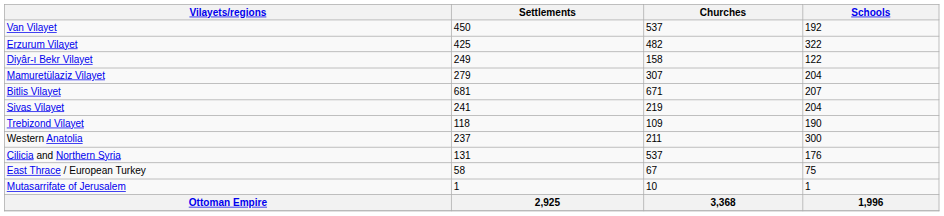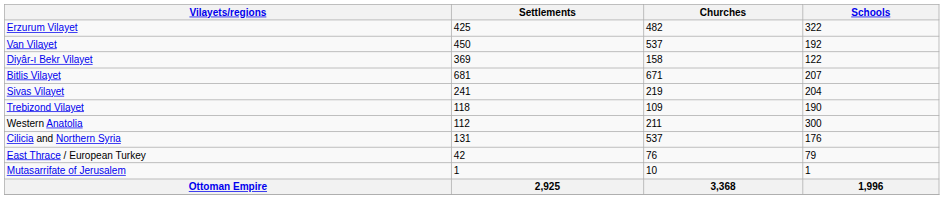rows swapped: (42, 44) <-> (32, 28)
(462, 59) 249 -> (462, 59) 369
- row: (56, 75)
(462, 139) 237 -> (462, 123) 112
(459, 171) 58 -> (459, 155) 42
(651, 171) 67 -> (651, 155) 76
(811, 171) 75 -> (811, 155) 79
